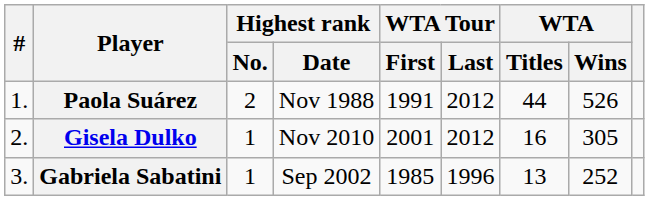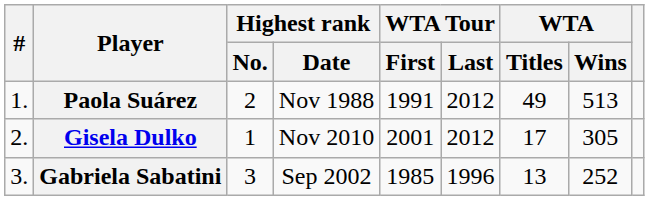(534, 99) 44 -> (534, 99) 49
(600, 99) 526 -> (600, 99) 513
(534, 137) 16 -> (534, 137) 17
(250, 175) 1 -> (250, 175) 3
